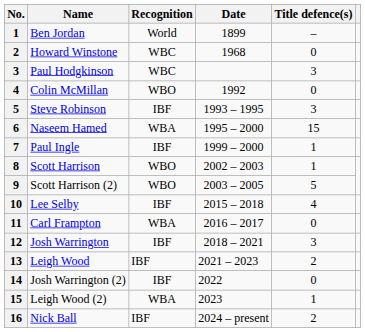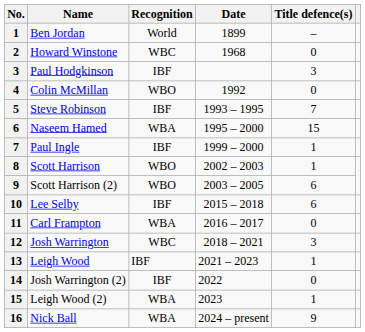(162, 71) WBC -> (162, 71) IBF
(313, 109) 3 -> (313, 109) 7
(313, 185) 5 -> (313, 185) 6
(313, 204) 4 -> (313, 204) 6
(162, 242) IBF -> (162, 242) WBC
(313, 261) 2 -> (313, 261) 1
(141, 318) IBF -> (162, 318) WBA
(313, 318) 2 -> (313, 318) 9
